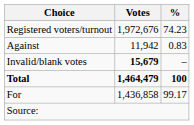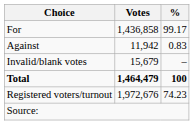rows swapped: (14, 95) <-> (59, 29)
(144, 62) bold -> (144, 62) normal
